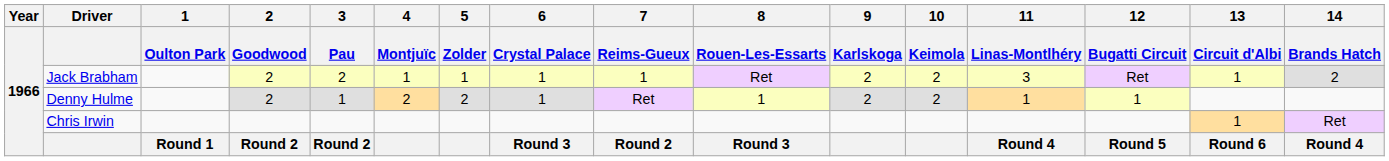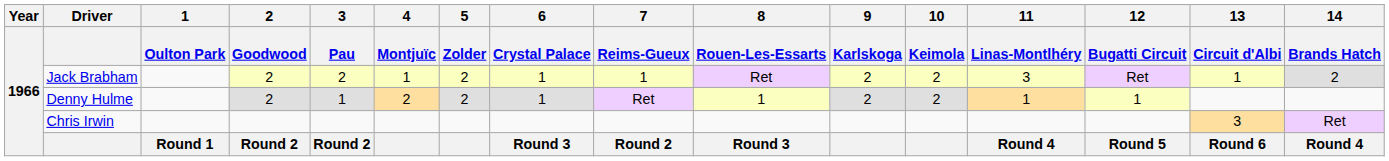(464, 76) 1 -> (464, 76) 2
(1237, 121) 1 -> (1237, 121) 3
